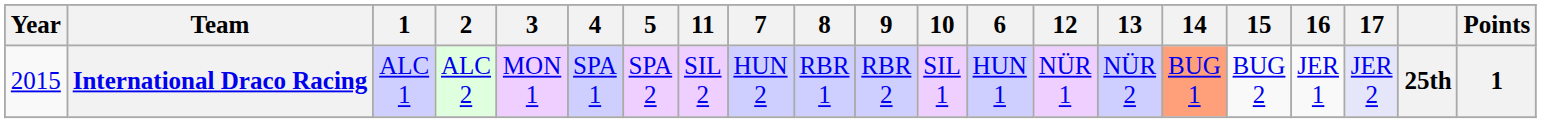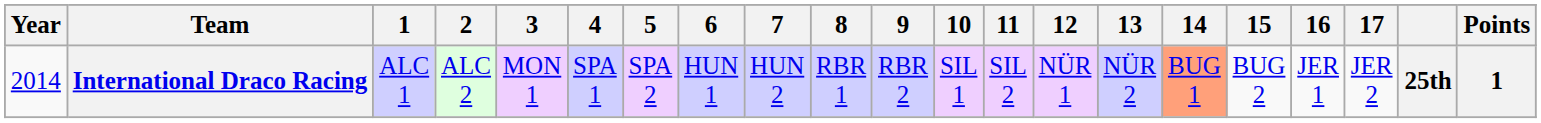columns swapped: (1000, 24) <-> (703, 24)
(36, 80) 2015 -> (36, 80) 2014
(1372, 80) lavender background -> (1372, 80) no background
